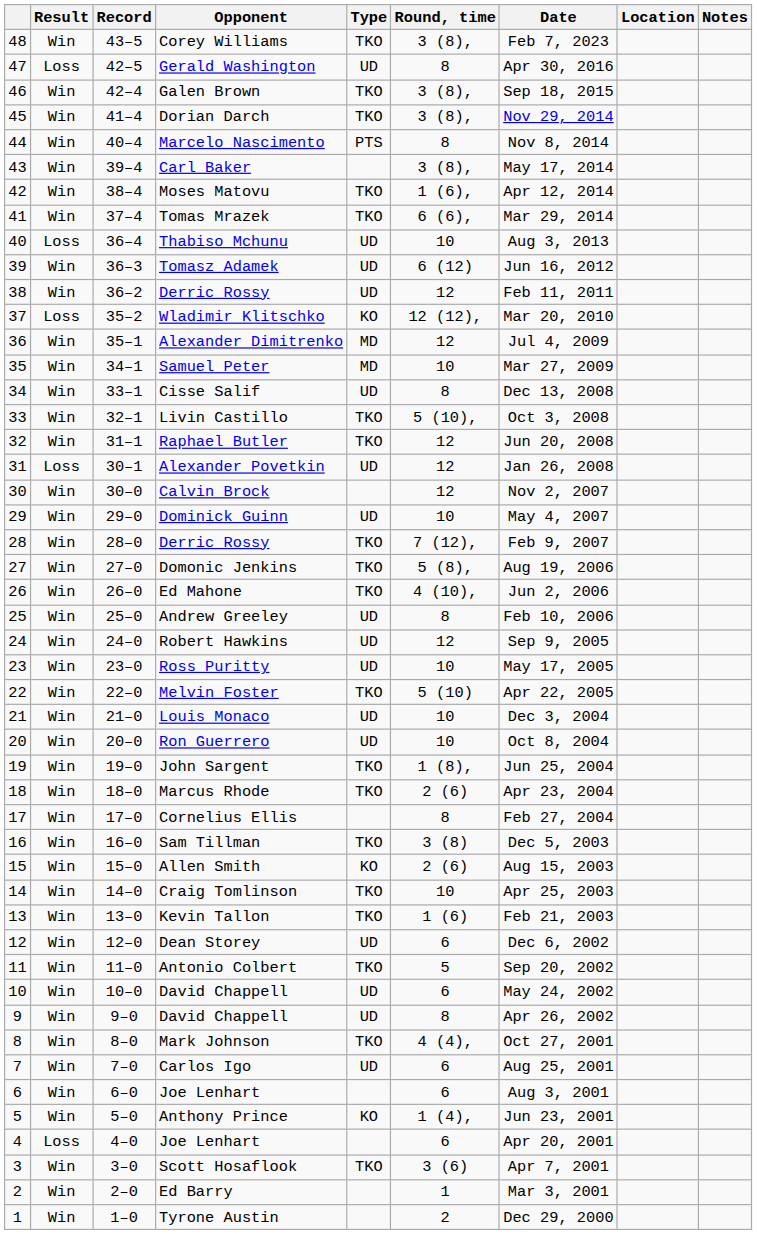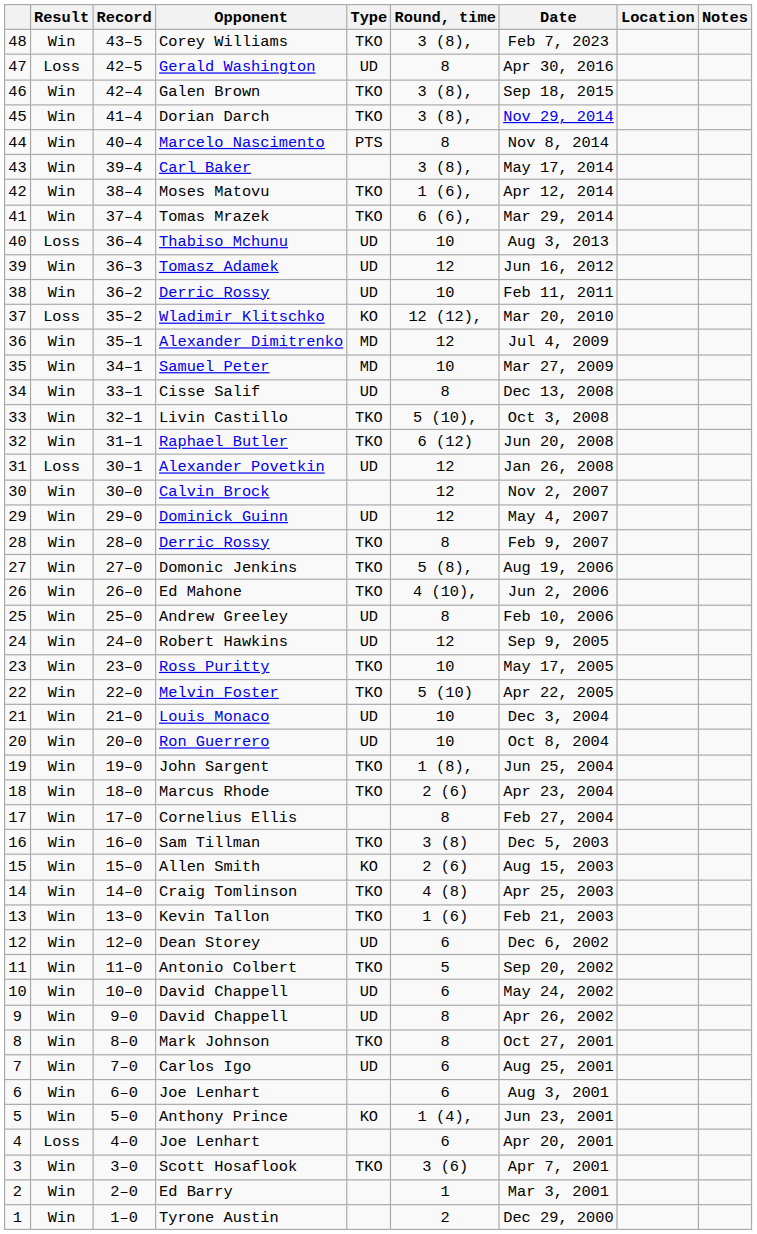(445, 267) 6 (12) -> (445, 267) 12
(445, 292) 12 -> (445, 292) 10
(445, 442) 12 -> (445, 442) 6 (12)
(445, 517) 10 -> (445, 517) 12
(445, 542) 7 (12), -> (445, 542) 8
(369, 667) UD -> (369, 667) TKO
(445, 892) 10 -> (445, 892) 4 (8)
(445, 1042) 4 (4), -> (445, 1042) 8
